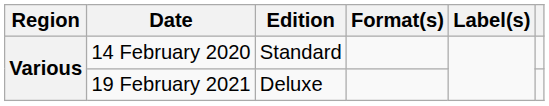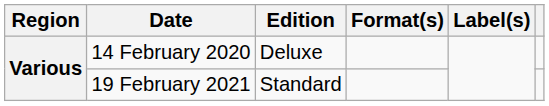(301, 52) Standard -> (291, 52) Deluxe
(291, 84) Deluxe -> (301, 84) Standard
